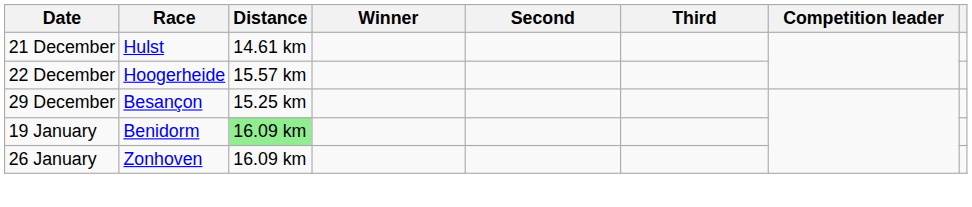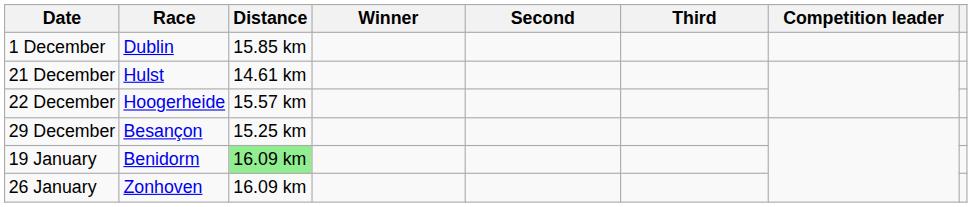+ row: (57, 46)
